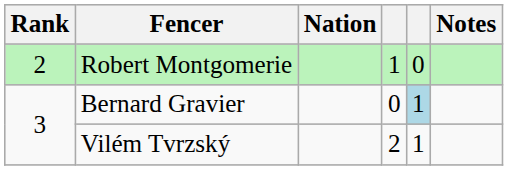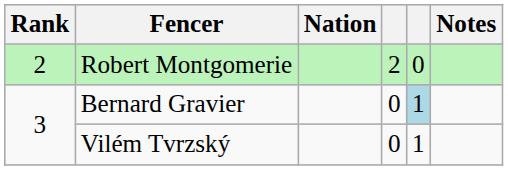(394, 64) 1 -> (394, 64) 2
(394, 143) 2 -> (394, 143) 0
